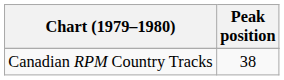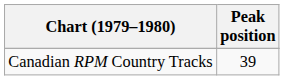(248, 61) 38 -> (248, 61) 39
